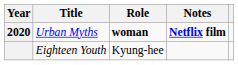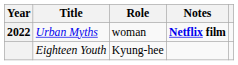(19, 32) 2020 -> (19, 32) 2022
(130, 32) bold -> (129, 32) normal
